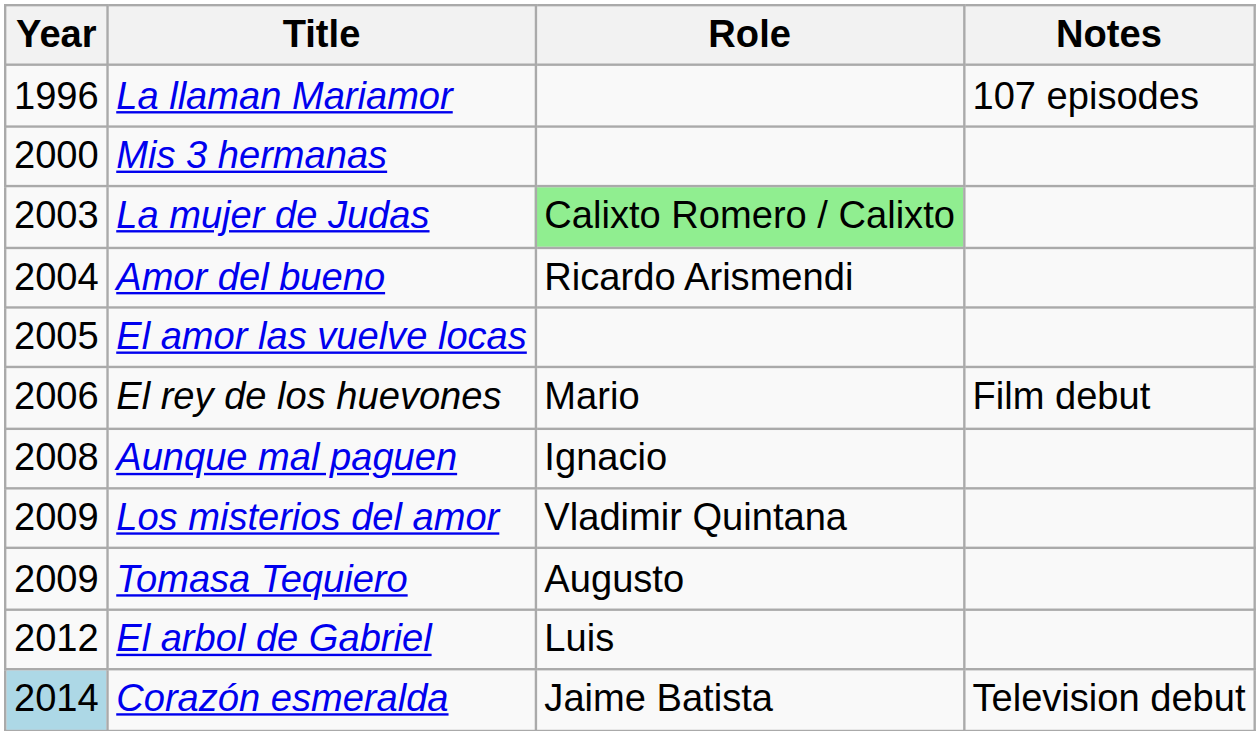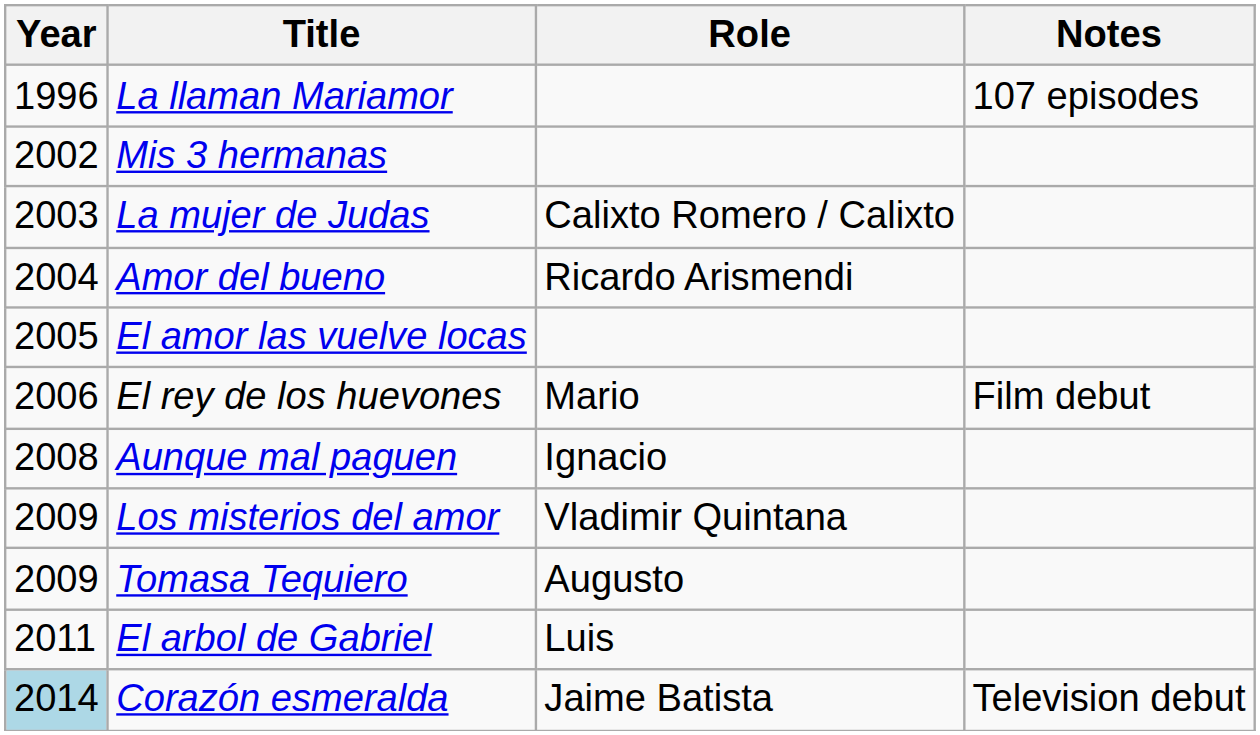(56, 155) 2000 -> (56, 155) 2002
(750, 215) lightgreen background -> (750, 215) no background
(56, 638) 2012 -> (55, 638) 2011
